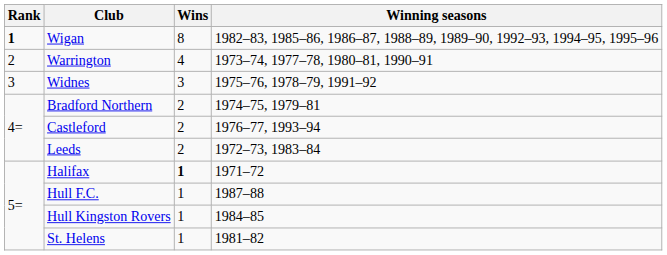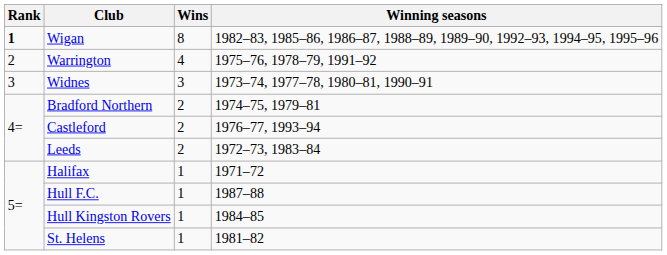(324, 60) 1973–74, 1977–78, 1980–81, 1990–91 -> (296, 60) 1975–76, 1978–79, 1991–92
(296, 82) 1975–76, 1978–79, 1991–92 -> (324, 82) 1973–74, 1977–78, 1980–81, 1990–91
(181, 171) bold -> (181, 171) normal
